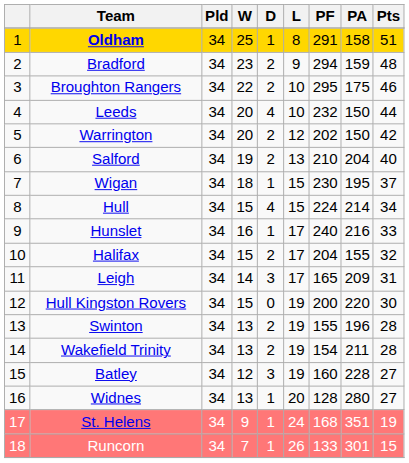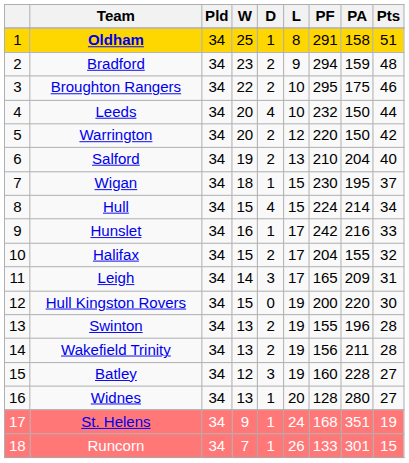(325, 135) 202 -> (325, 135) 220
(325, 231) 240 -> (325, 231) 242
(325, 350) 154 -> (325, 350) 156
